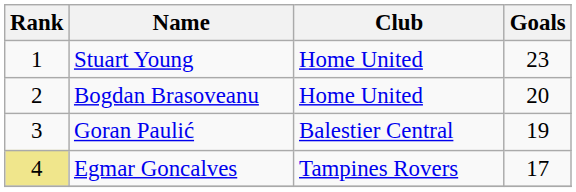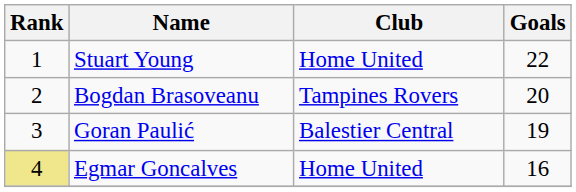(538, 58) 23 -> (538, 58) 22
(361, 95) Home United -> (379, 95) Tampines Rovers
(379, 167) Tampines Rovers -> (361, 167) Home United
(538, 167) 17 -> (538, 167) 16
